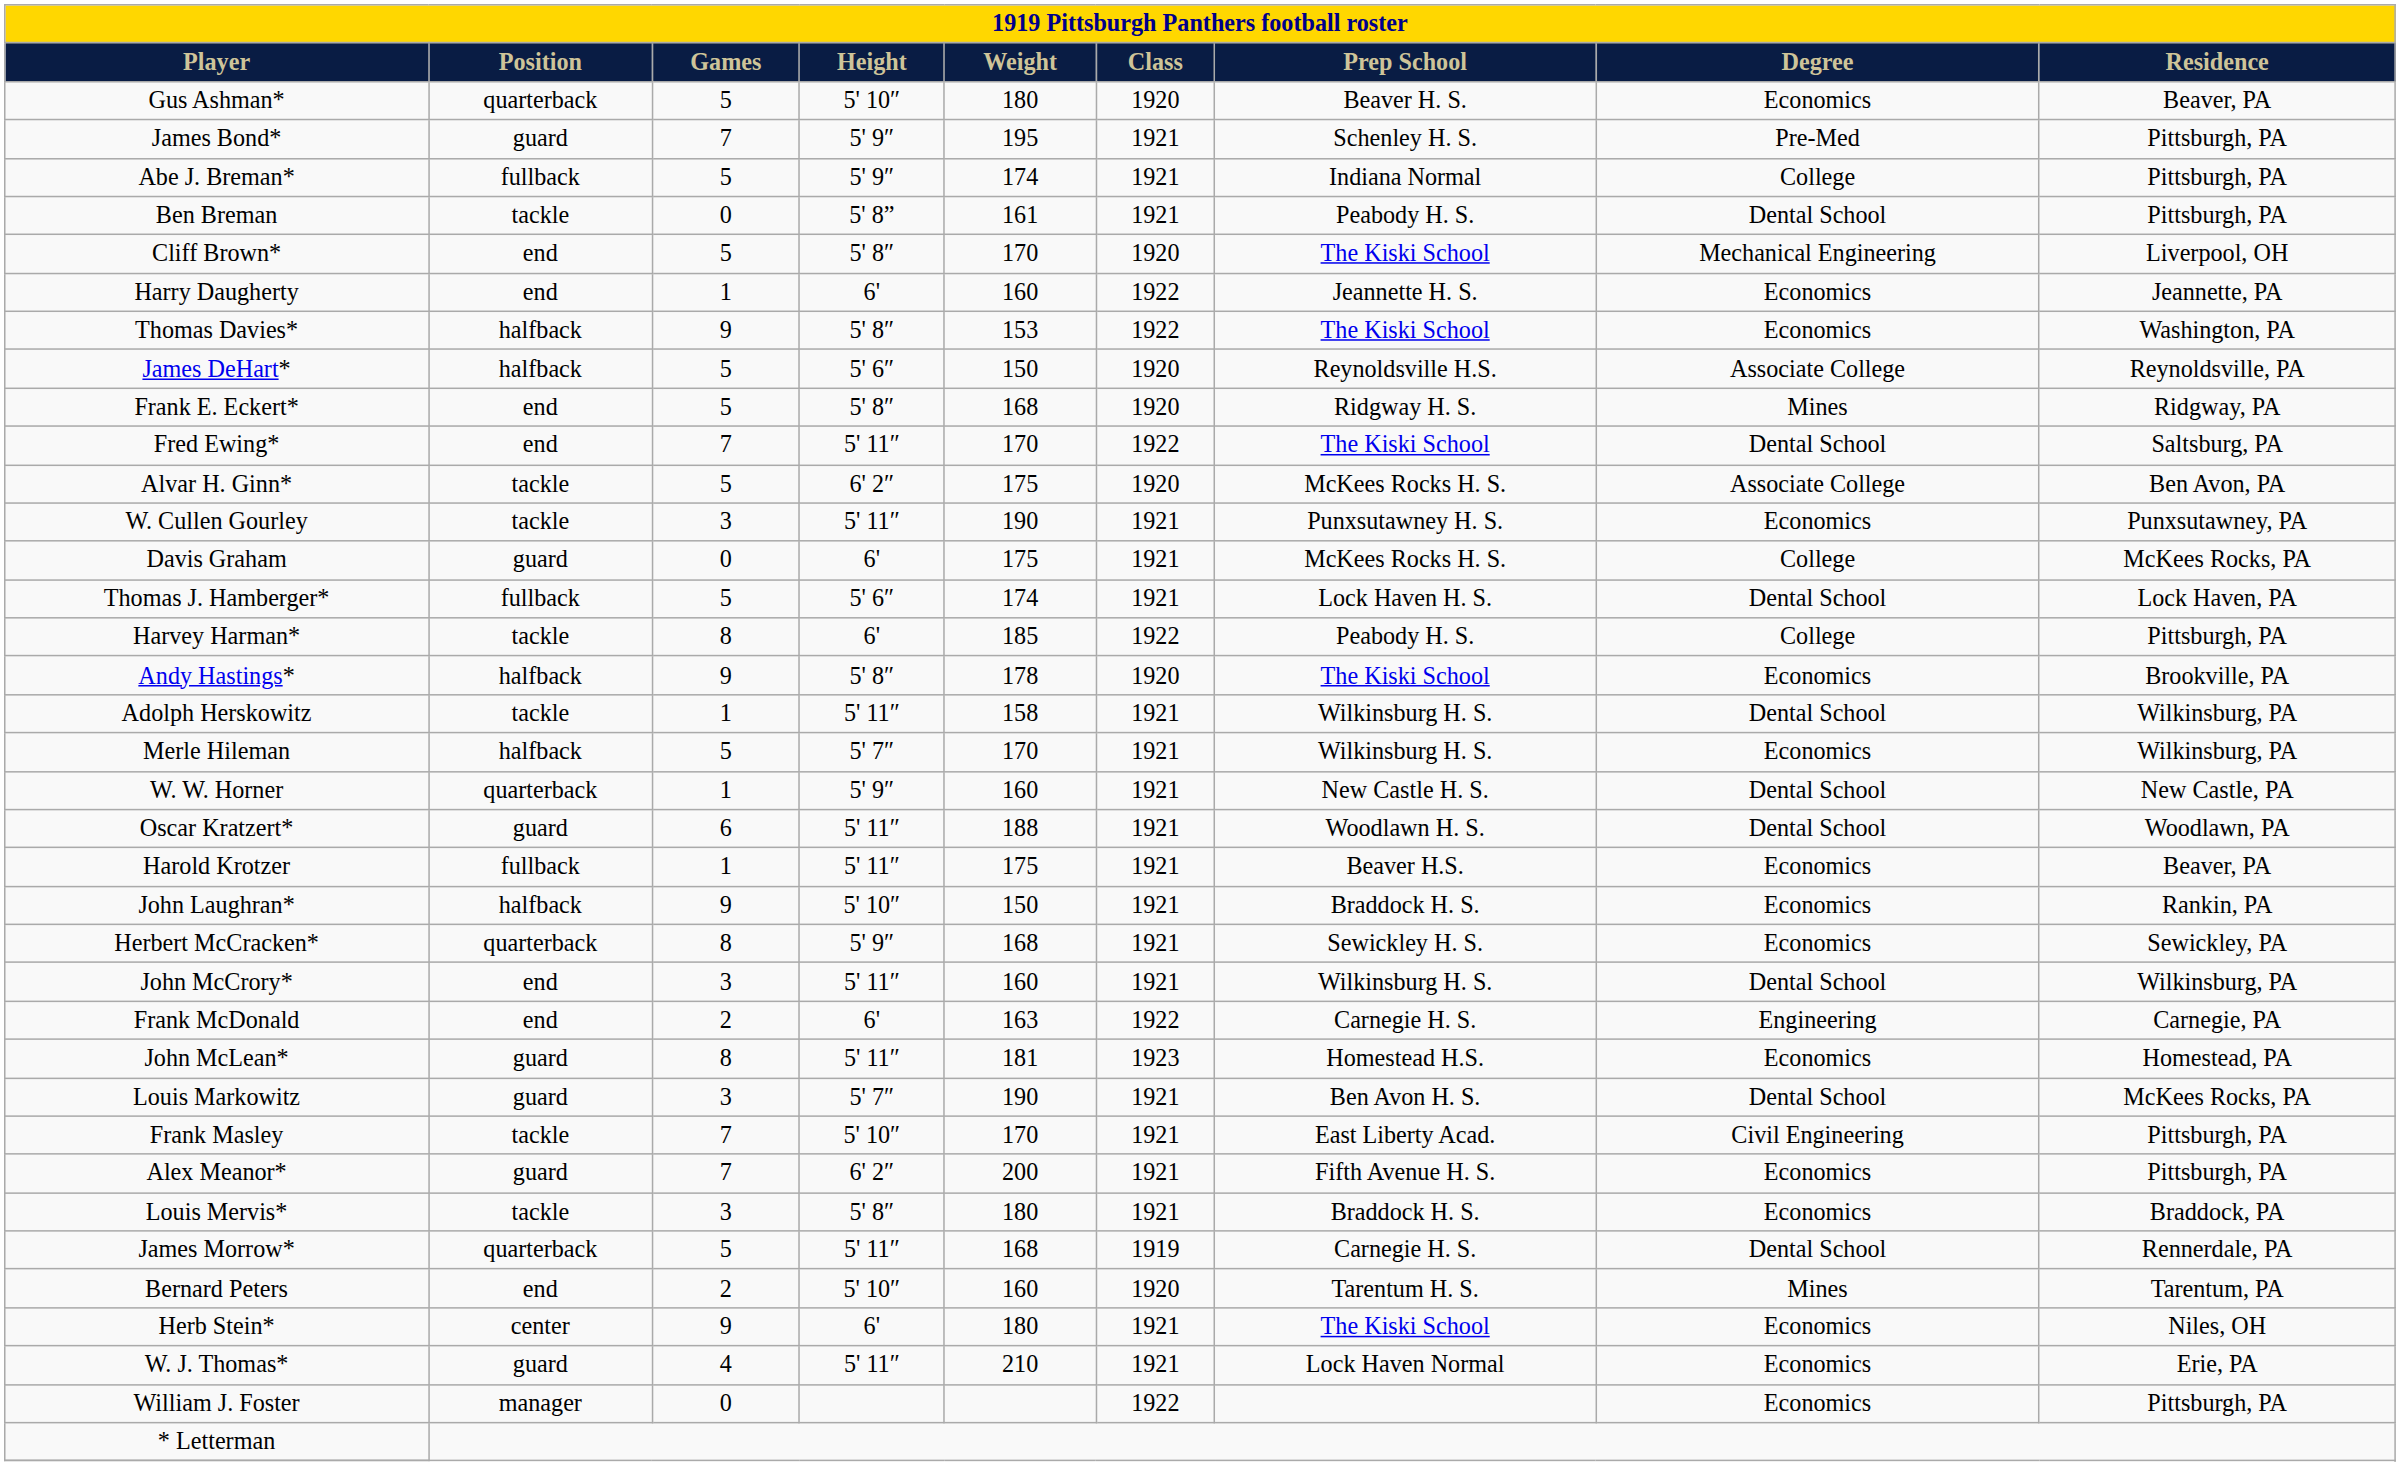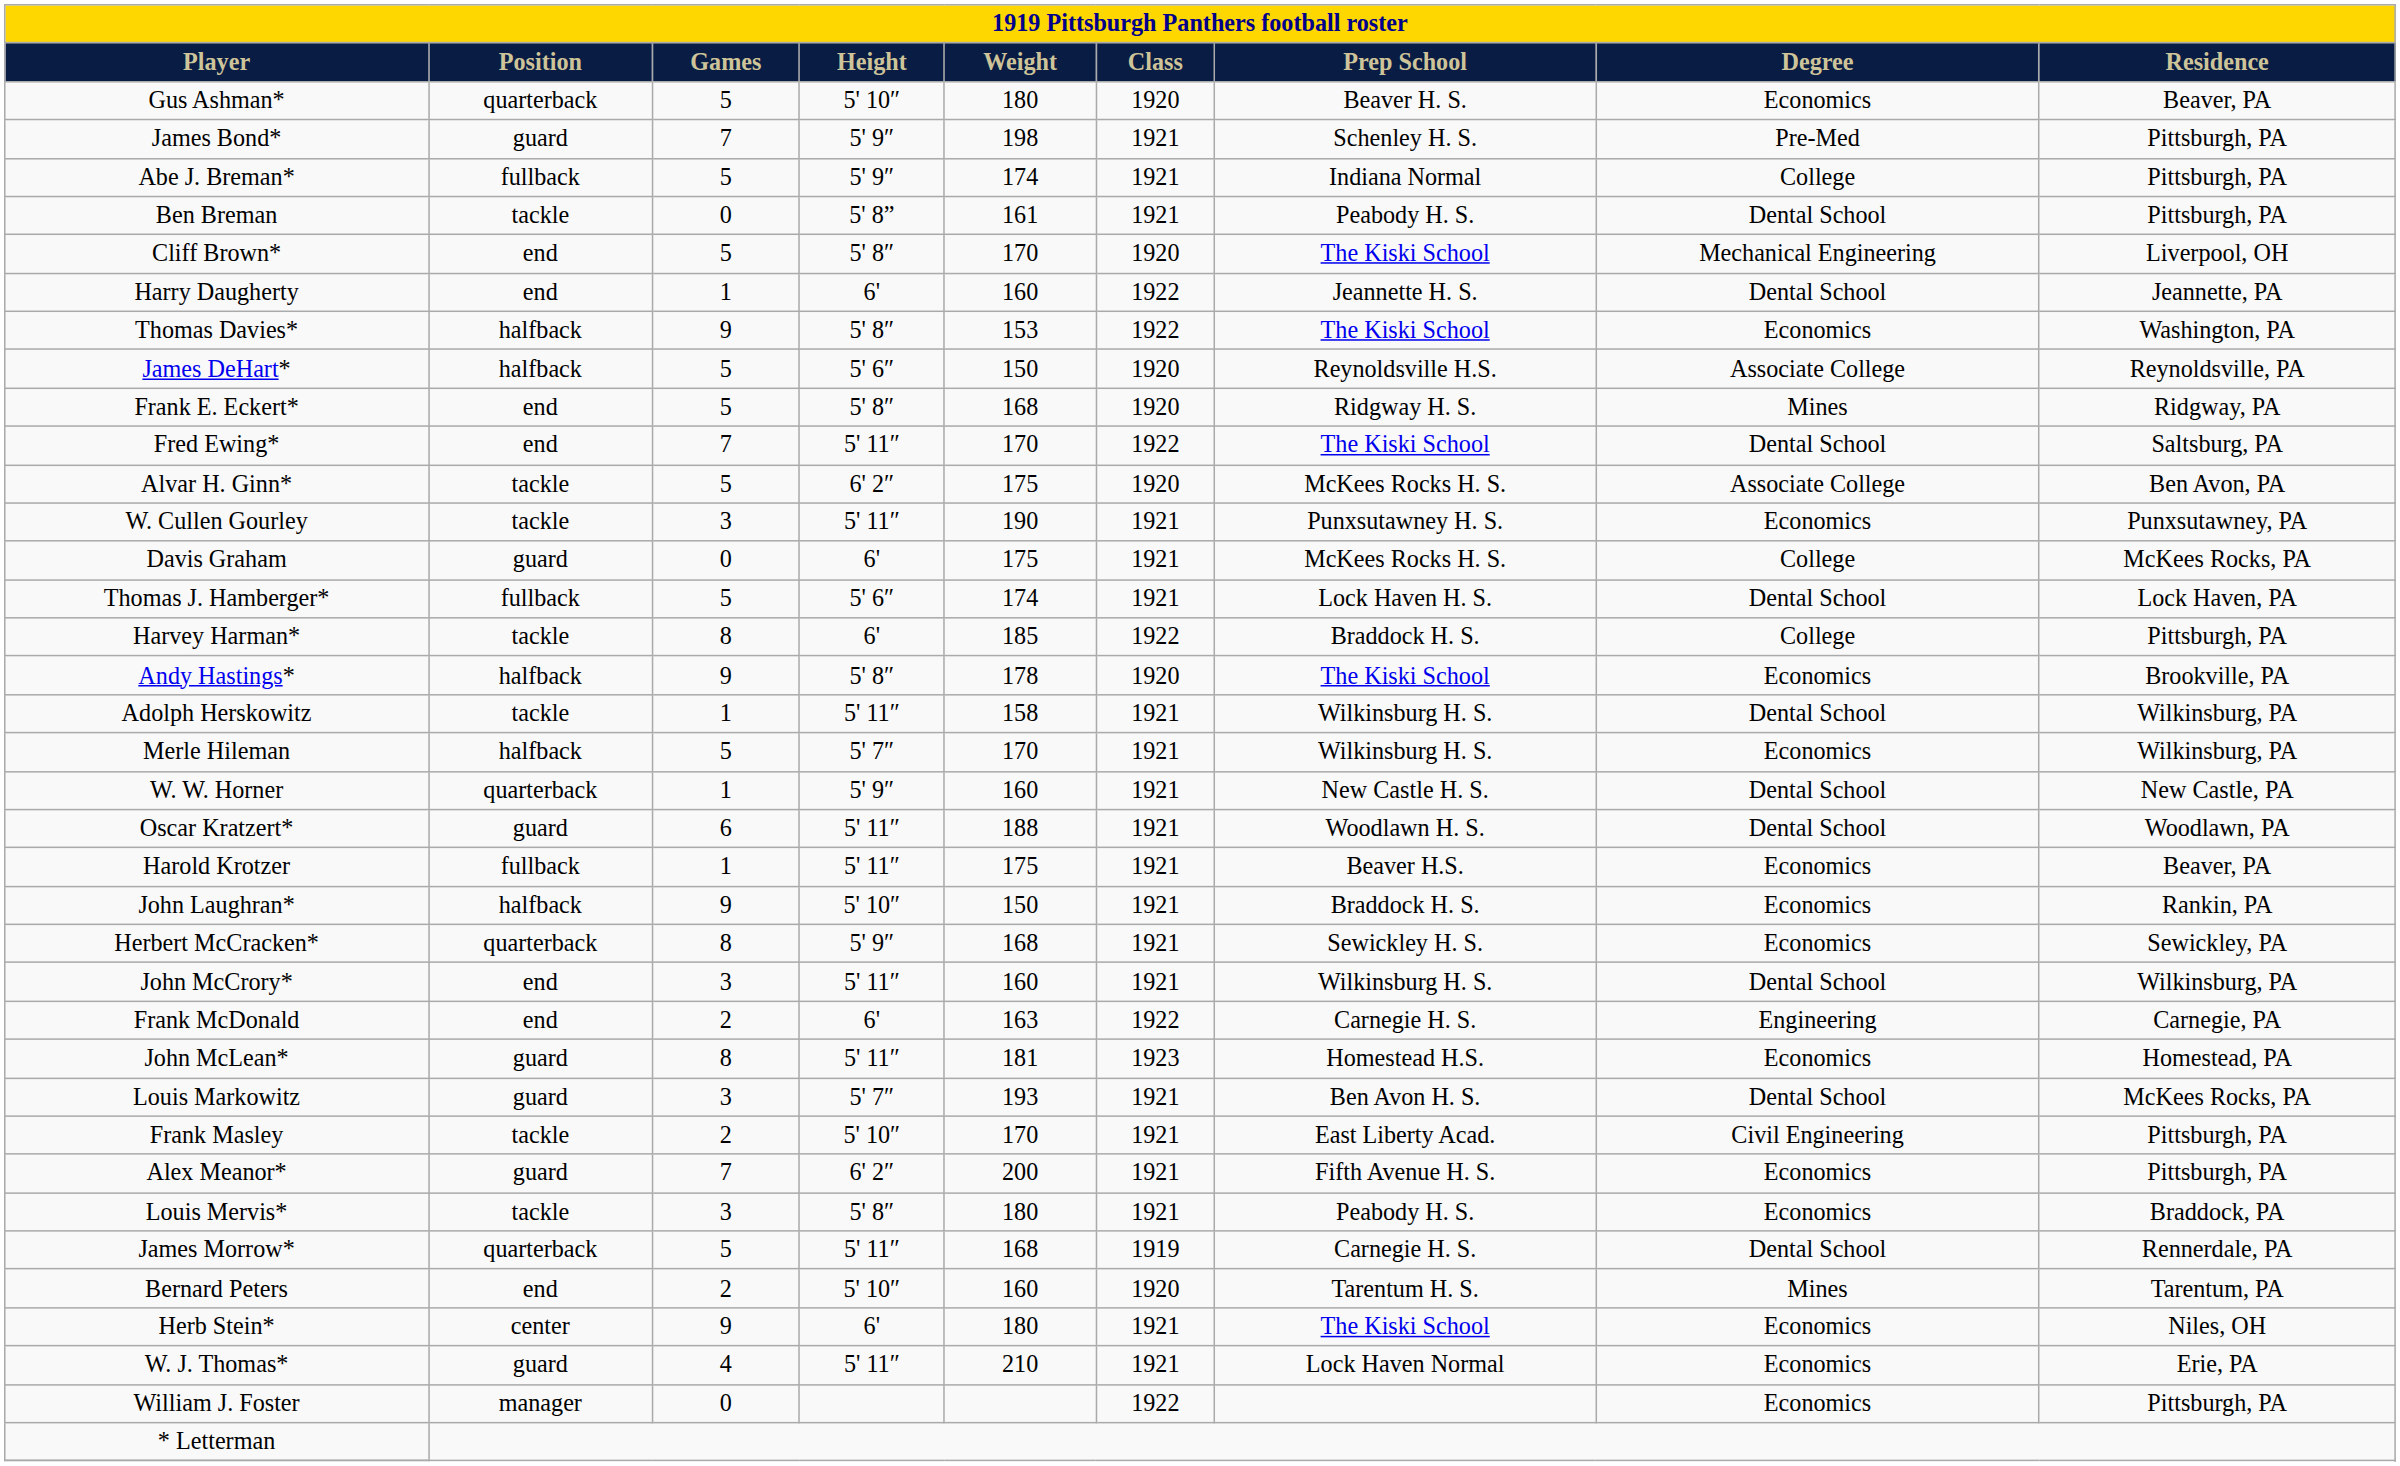(1020, 138) 195 -> (1020, 138) 198
(1818, 291) Economics -> (1818, 291) Dental School
(1405, 636) Peabody H. S. -> (1405, 636) Braddock H. S.
(1020, 1096) 190 -> (1020, 1096) 193
(726, 1134) 7 -> (726, 1134) 2
(1405, 1211) Braddock H. S. -> (1405, 1211) Peabody H. S.
